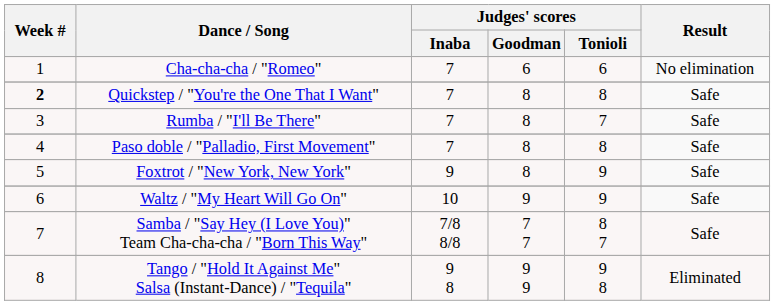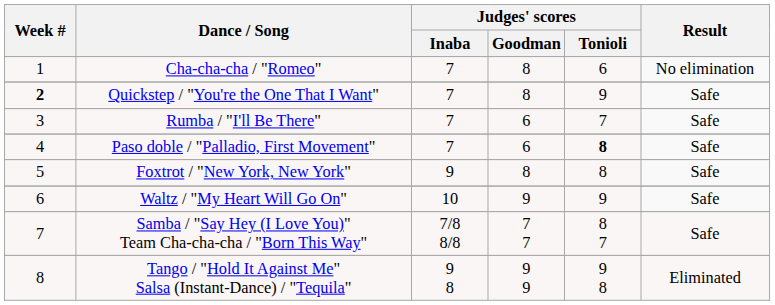(526, 69) 6 -> (526, 69) 8
(603, 95) 8 -> (603, 95) 9
(526, 120) 8 -> (526, 120) 6
(526, 146) 8 -> (526, 146) 6
(603, 146) normal -> (603, 146) bold
(603, 172) 9 -> (603, 172) 8
